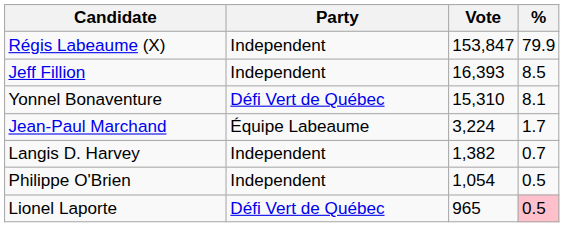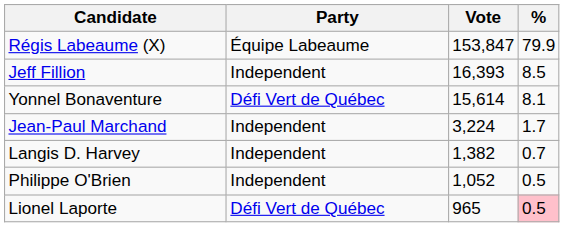(278, 45) Independent -> (300, 45) Équipe Labeaume
(478, 99) 15,310 -> (478, 99) 15,614
(300, 126) Équipe Labeaume -> (278, 126) Independent
(474, 180) 1,054 -> (474, 180) 1,052
